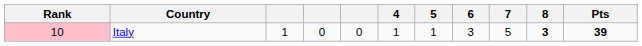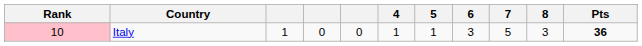(545, 32) bold -> (545, 32) normal
(600, 32) 39 -> (600, 32) 36
